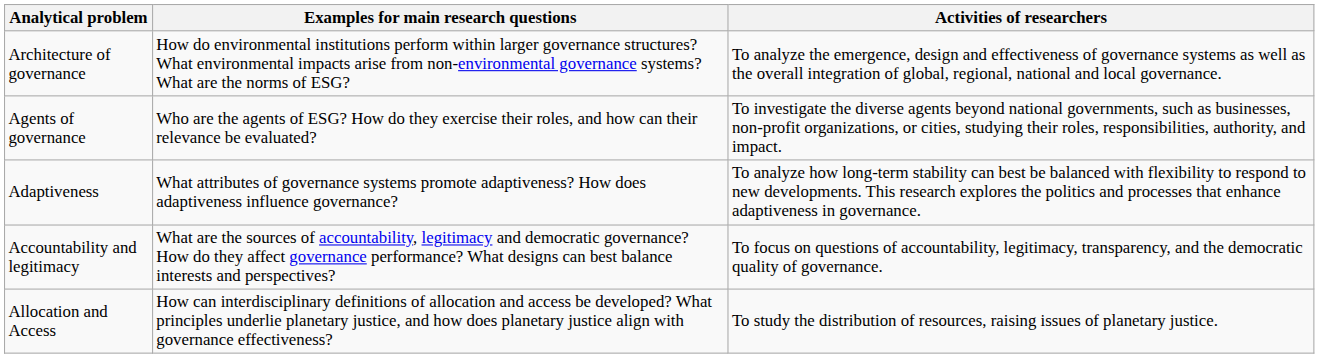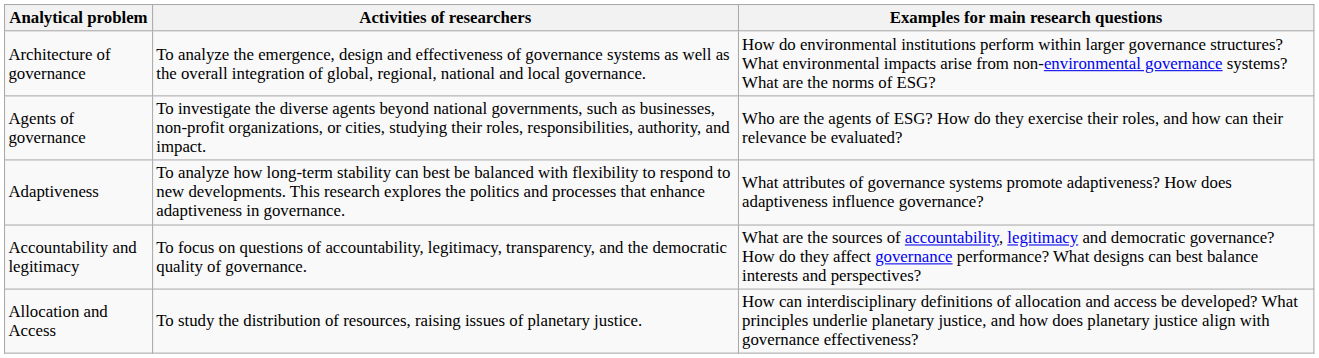columns swapped: (1021, 17) <-> (440, 17)
